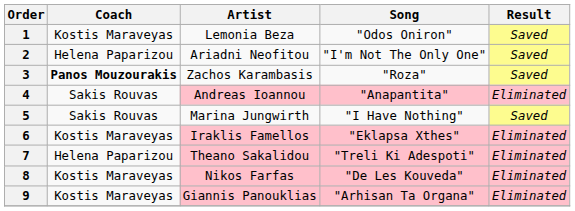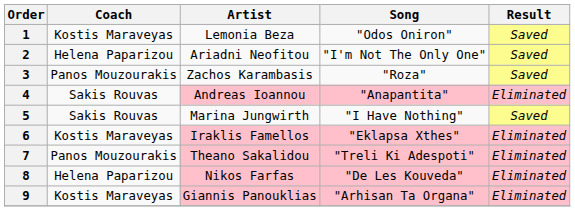(114, 75) bold -> (114, 75) normal
(114, 155) Helena Paparizou -> (114, 155) Panos Mouzourakis
(114, 176) Kostis Maraveyas -> (114, 176) Helena Paparizou
